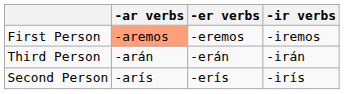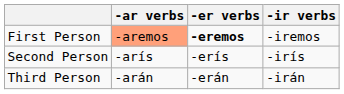(217, 36) normal -> (217, 36) bold
rows swapped: (58, 78) <-> (54, 57)
